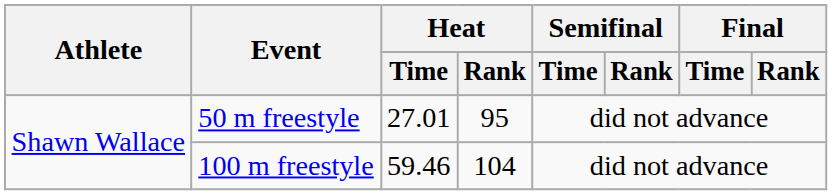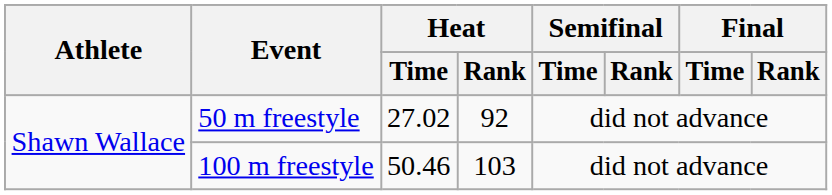(419, 118) 27.01 -> (419, 118) 27.02
(495, 118) 95 -> (495, 118) 92
(419, 165) 59.46 -> (419, 165) 50.46
(495, 165) 104 -> (495, 165) 103
